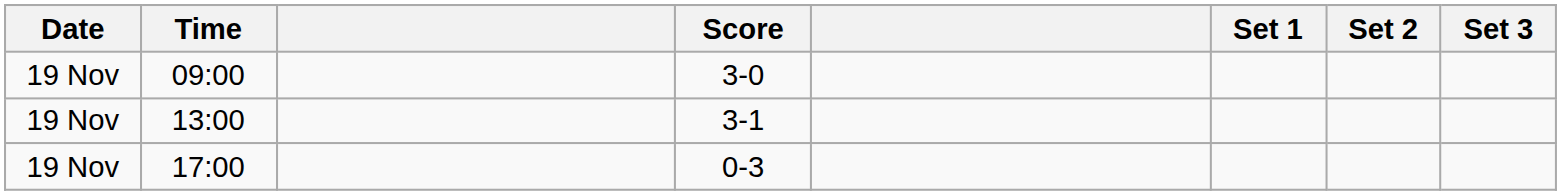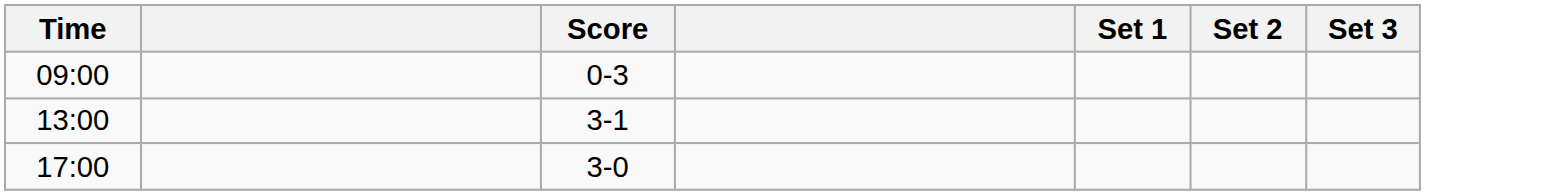- column: (73, 28)
(743, 75) 3-0 -> (608, 75) 0-3
(743, 167) 0-3 -> (608, 167) 3-0
